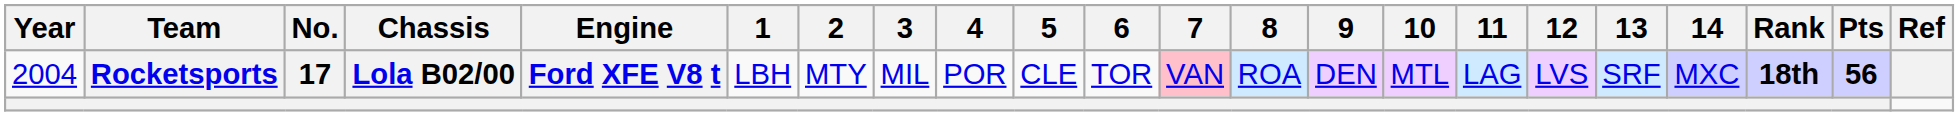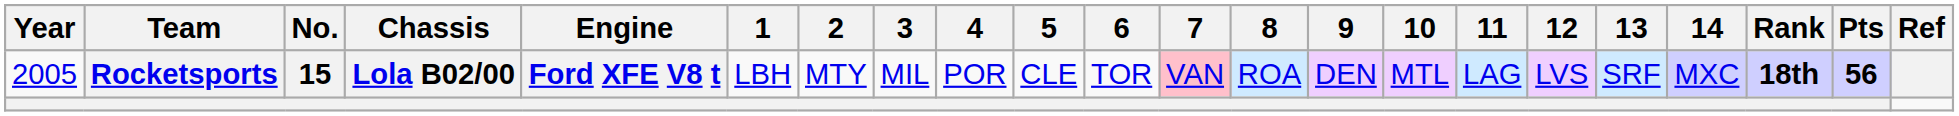(45, 74) 2004 -> (45, 74) 2005
(315, 74) 17 -> (315, 74) 15
